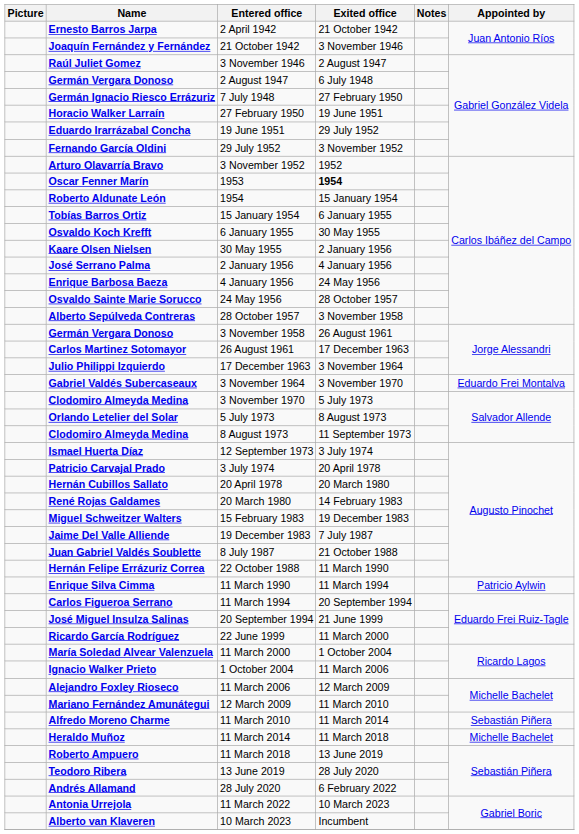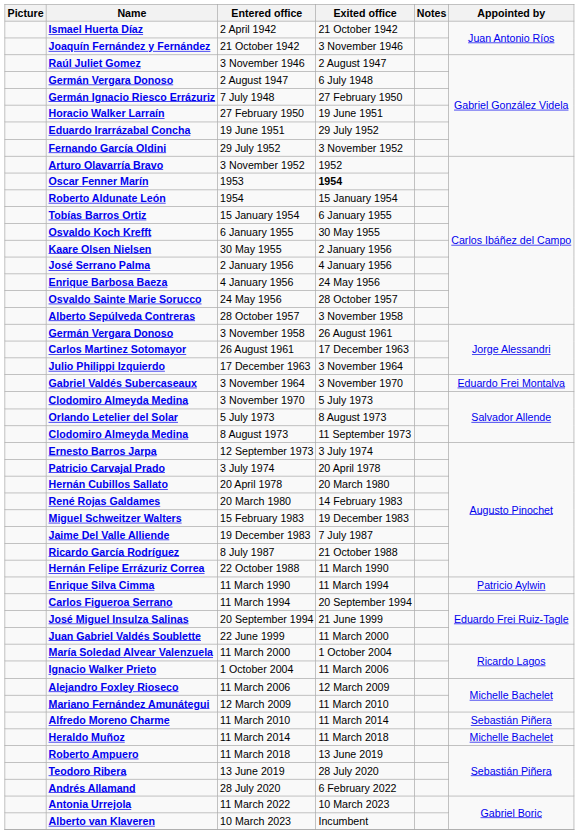(103, 30) Ernesto Barros Jarpa -> (96, 30) Ismael Huerta Díaz
(96, 451) Ismael Huerta Díaz -> (103, 451) Ernesto Barros Jarpa
(125, 552) Juan Gabriel Valdés Soublette -> (114, 552) Ricardo García Rodríguez
(114, 636) Ricardo García Rodríguez -> (125, 636) Juan Gabriel Valdés Soublette
